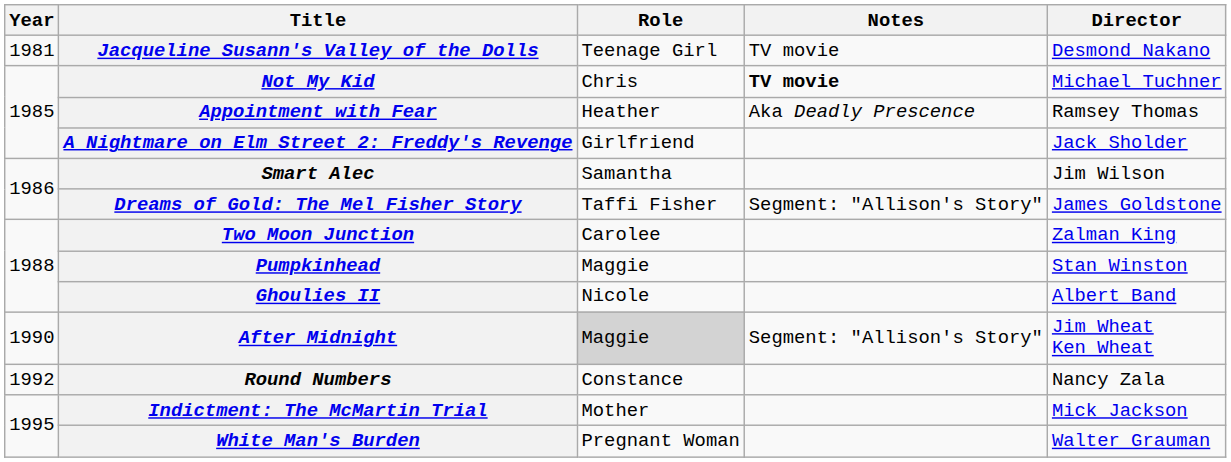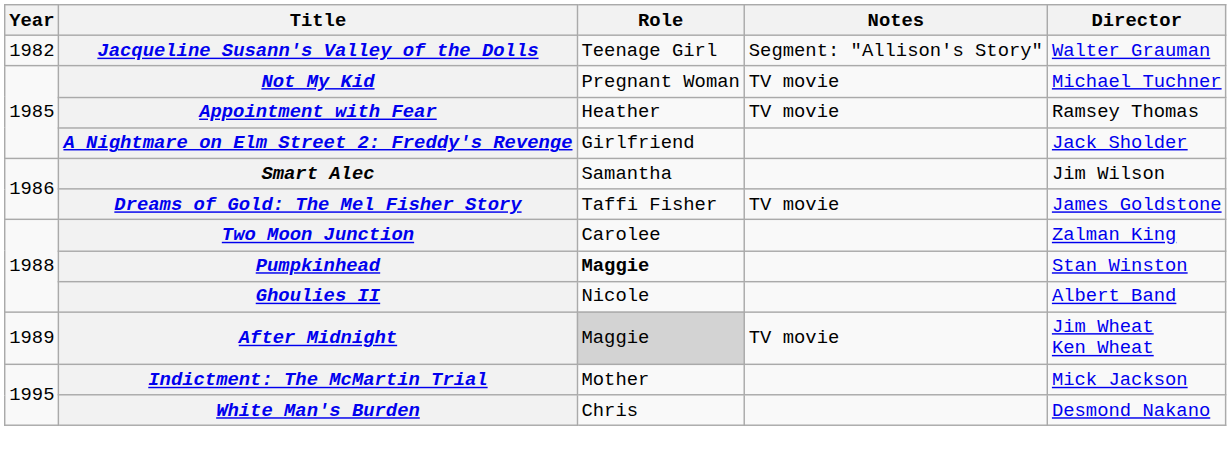(32, 51) 1981 -> (32, 51) 1982
(794, 51) TV movie -> (896, 51) Segment: "Allison's Story"
(1131, 51) Desmond Nakano -> (1131, 51) Walter Grauman
(610, 82) Chris -> (661, 82) Pregnant Woman
(794, 82) bold -> (794, 82) normal
(862, 112) Aka Deadly Prescence -> (794, 112) TV movie
(896, 204) Segment: "Allison's Story" -> (794, 204) TV movie
(615, 266) normal -> (615, 266) bold
(32, 338) 1990 -> (32, 338) 1989
(896, 338) Segment: "Allison's Story" -> (794, 338) TV movie
- row: (318, 380)
(661, 441) Pregnant Woman -> (610, 410) Chris
(1131, 441) Walter Grauman -> (1131, 410) Desmond Nakano
